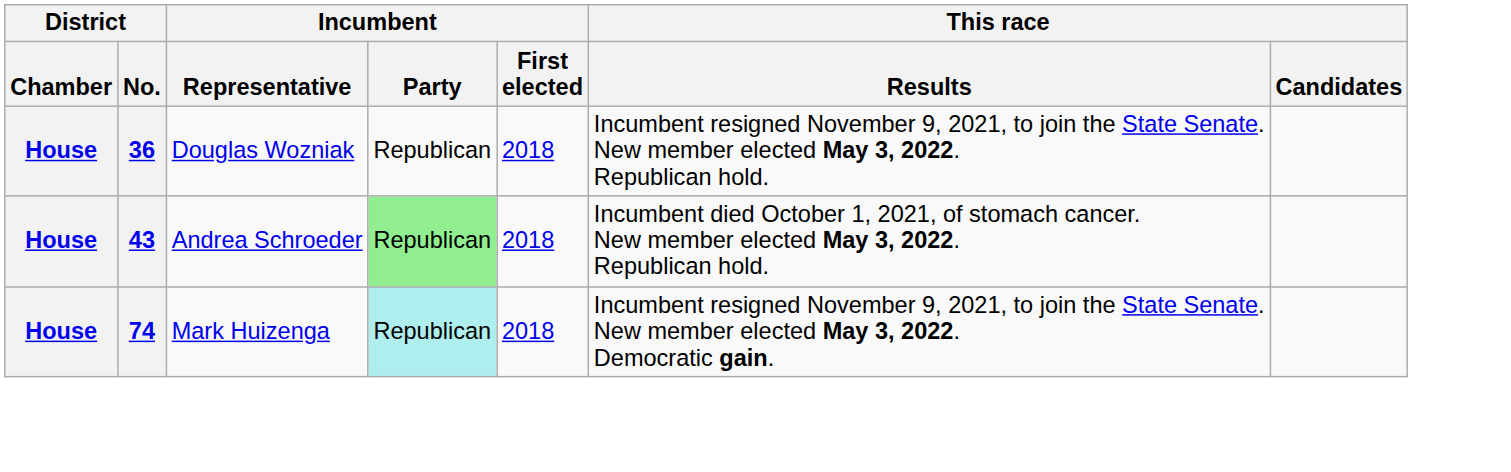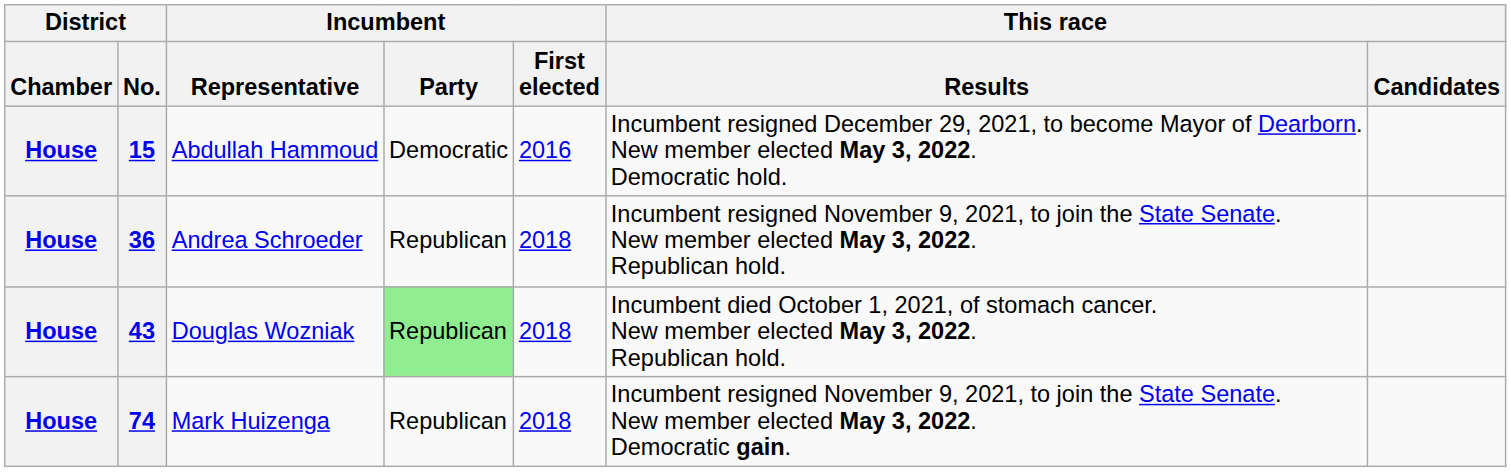+ row: (142, 150)
(263, 150) Douglas Wozniak -> (267, 240) Andrea Schroeder
(267, 240) Andrea Schroeder -> (263, 331) Douglas Wozniak
(432, 331) paleturquoise background -> (448, 421) no background
